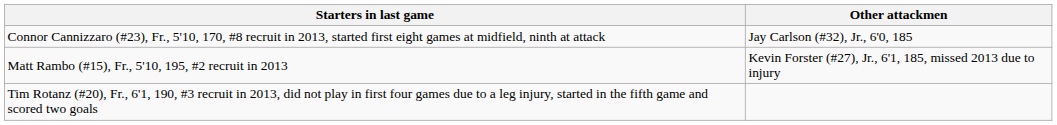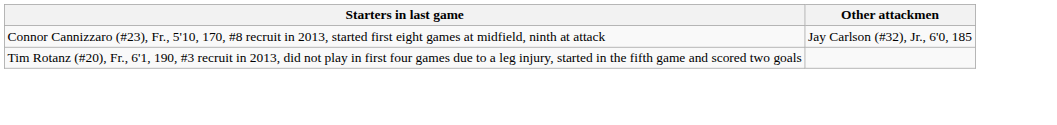- row: (148, 65)
